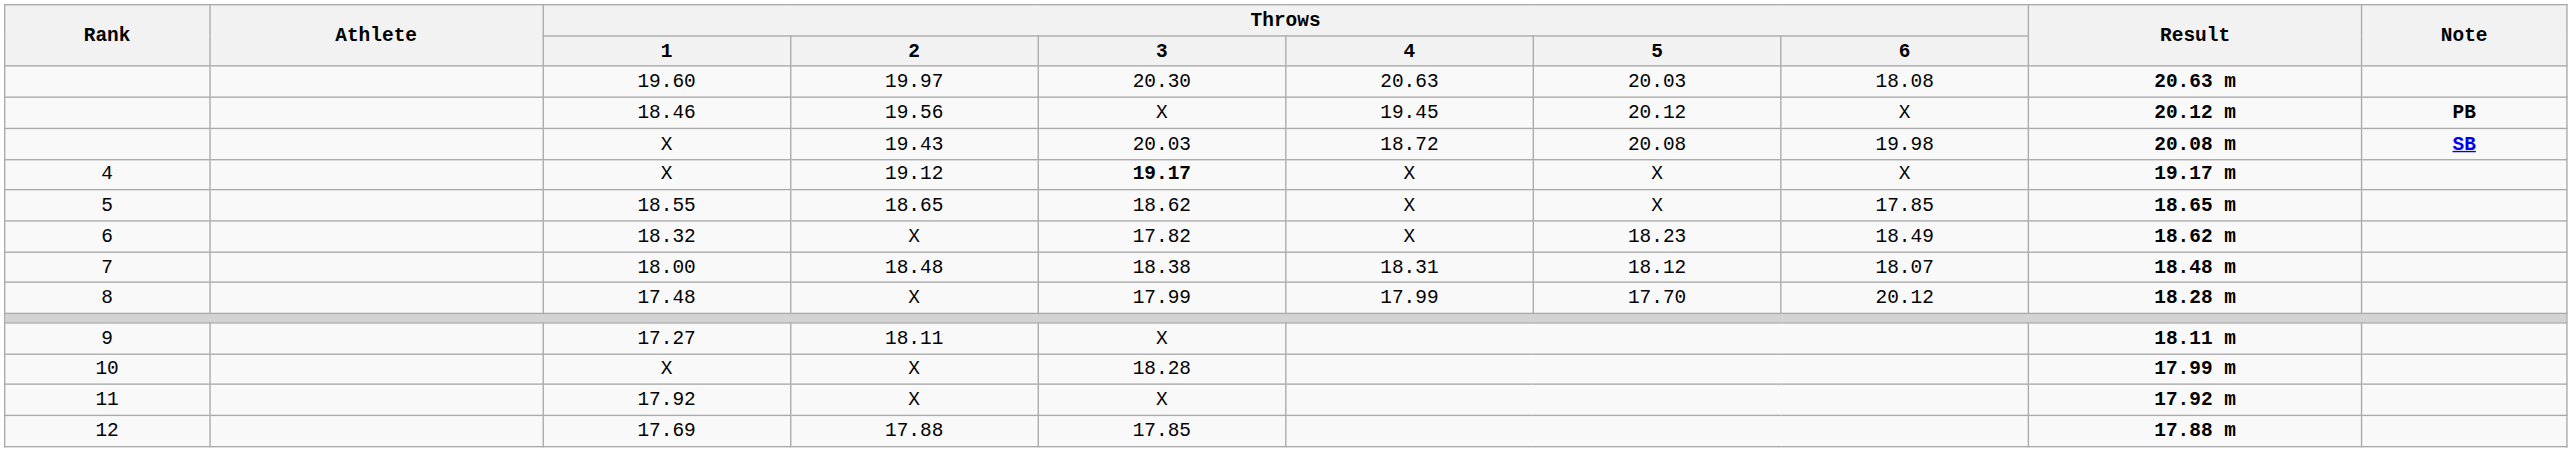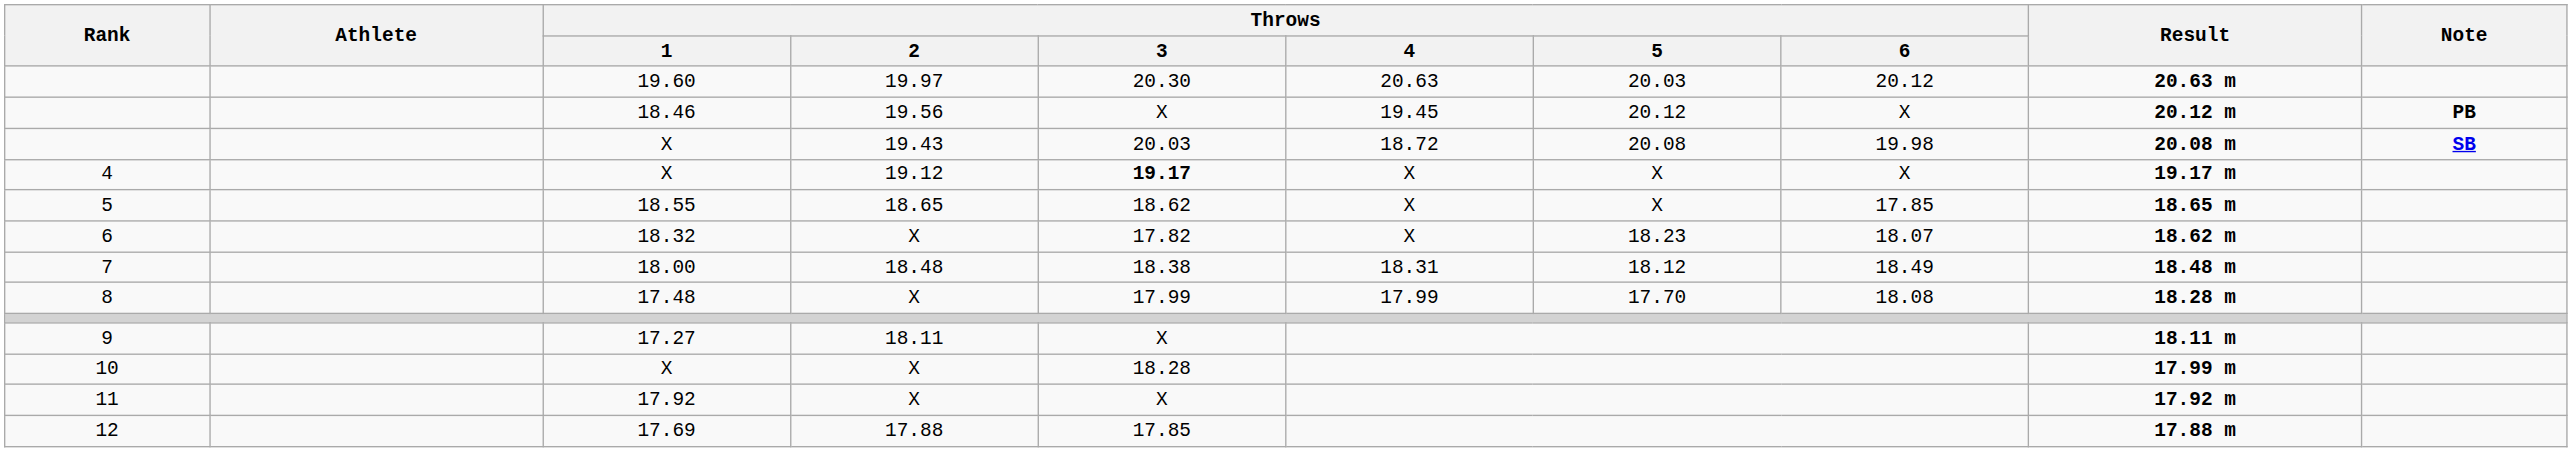(1905, 82) 18.08 -> (1905, 82) 20.12
(1905, 237) 18.49 -> (1905, 237) 18.07
(1905, 268) 18.07 -> (1905, 268) 18.49
(1905, 299) 20.12 -> (1905, 299) 18.08
